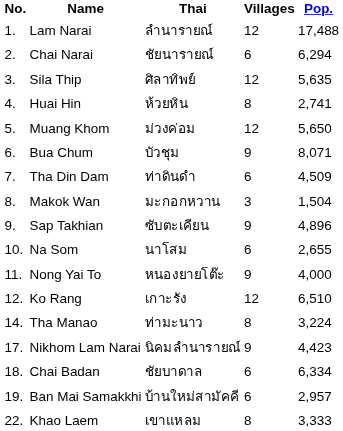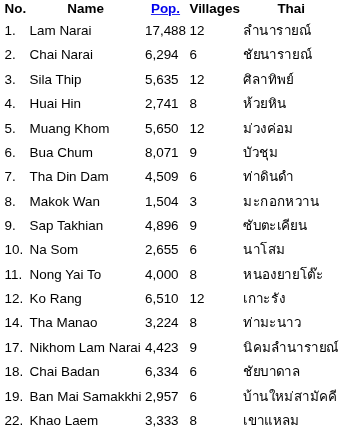columns swapped: (193, 9) <-> (319, 9)
(248, 274) 9 -> (193, 274) 8
